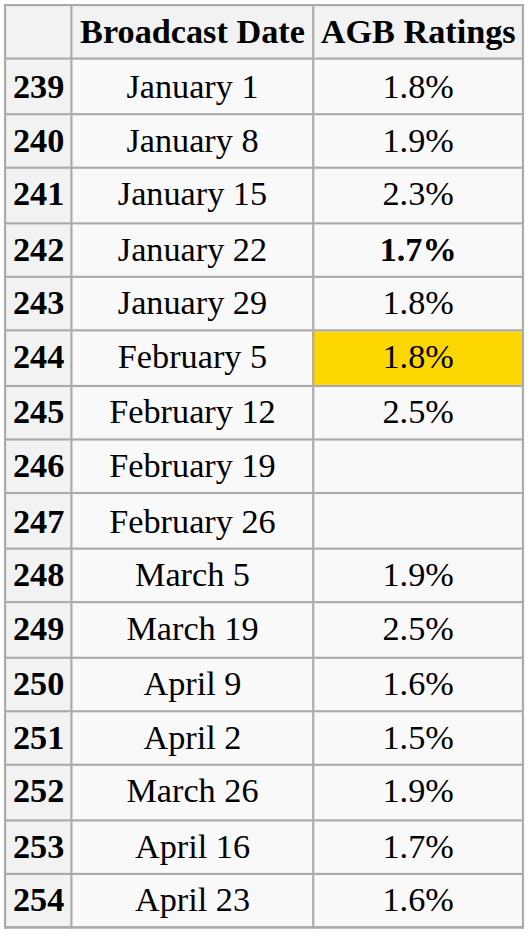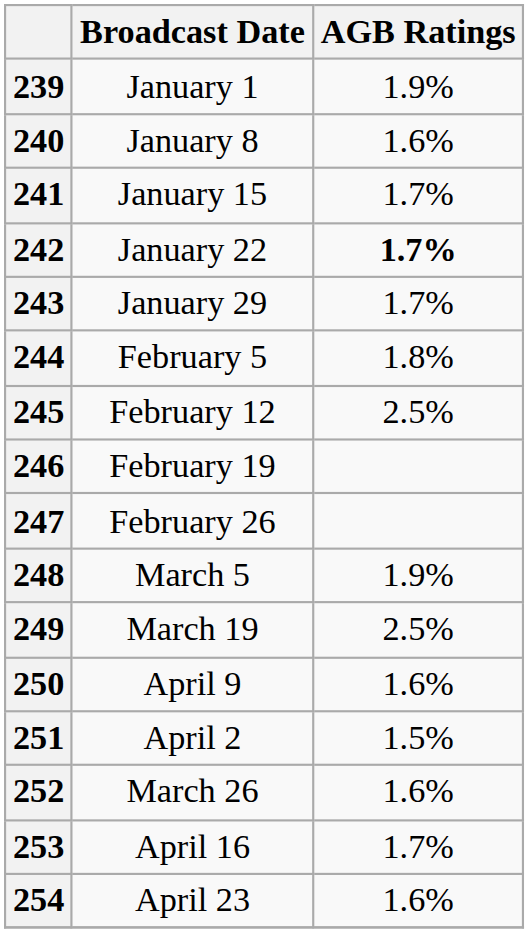(418, 85) 1.8% -> (418, 85) 1.9%
(418, 140) 1.9% -> (418, 140) 1.6%
(418, 194) 2.3% -> (418, 194) 1.7%
(418, 303) 1.8% -> (418, 303) 1.7%
(418, 357) gold background -> (418, 357) no background
(418, 791) 1.9% -> (418, 791) 1.6%
